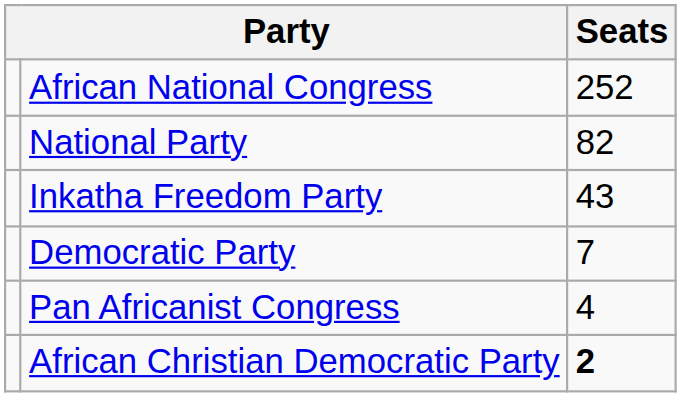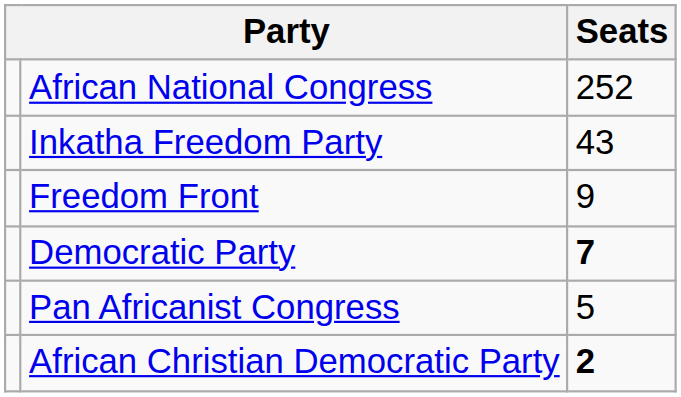- row: (138, 142)
+ row: (144, 197)
(585, 252) normal -> (585, 252) bold
(585, 307) 4 -> (585, 307) 5
